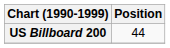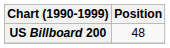(138, 33) 44 -> (138, 33) 48
